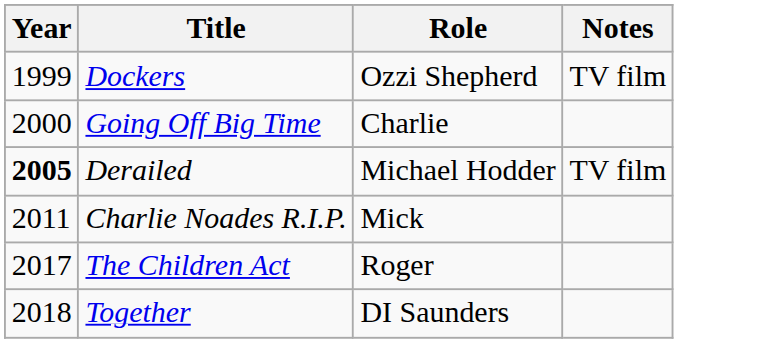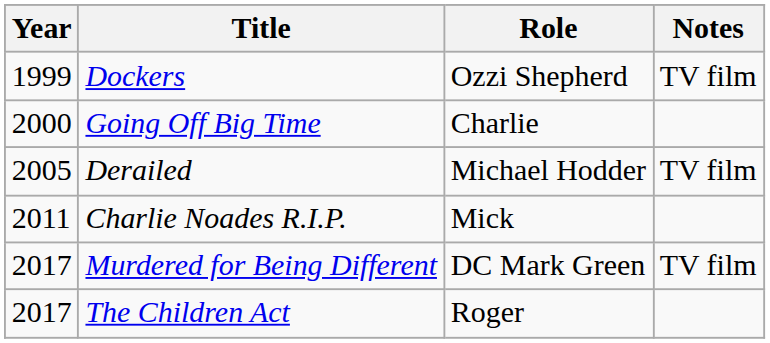(42, 170) bold -> (42, 170) normal
+ row: (261, 265)
- row: (138, 312)
